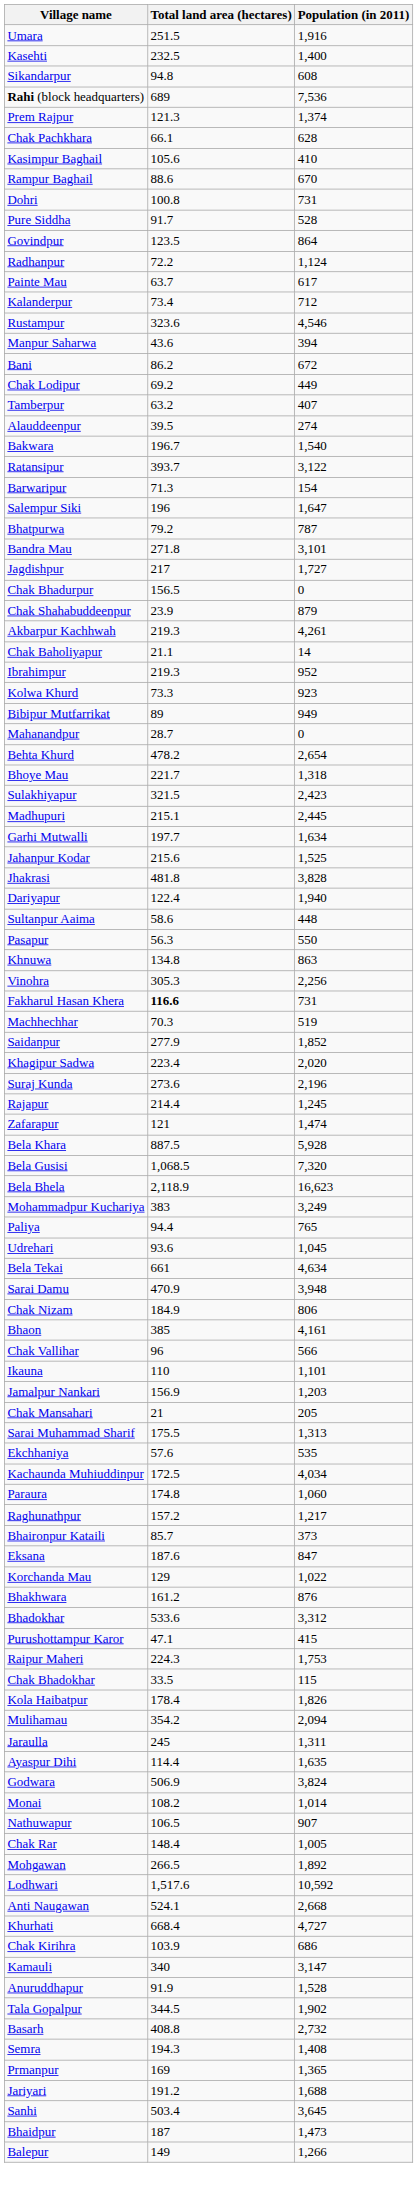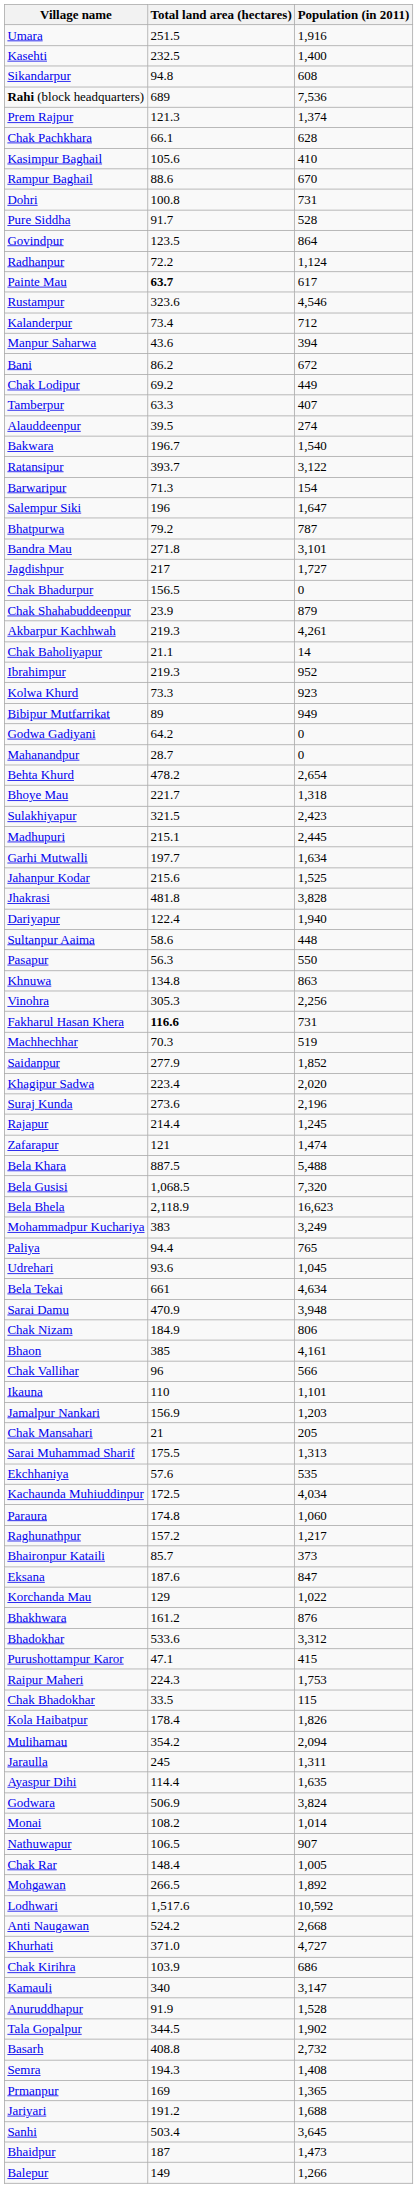(162, 281) normal -> (162, 281) bold
rows swapped: (40, 302) <-> (36, 323)
(162, 405) 63.2 -> (162, 405) 63.3
+ row: (51, 734)
(312, 1145) 5,928 -> (312, 1165) 5,488
(165, 1905) 524.1 -> (165, 1926) 524.2
(165, 1926) 668.4 -> (165, 1946) 371.0
